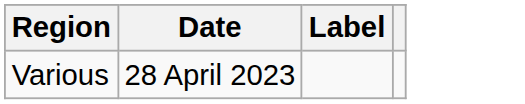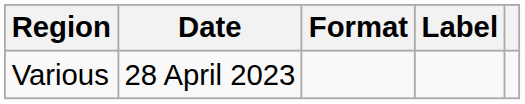+ column: (358, 27)
